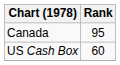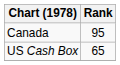(98, 51) 60 -> (98, 51) 65
